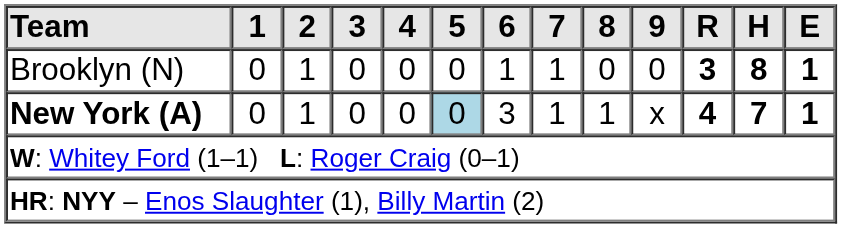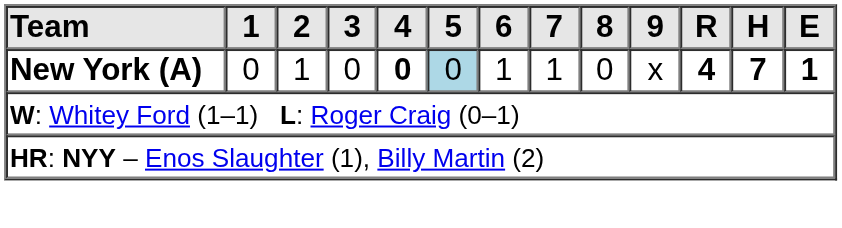- row: (97, 70)
(407, 113) normal -> (403, 70) bold
(507, 113) 3 -> (504, 70) 1
(607, 113) 1 -> (605, 70) 0
